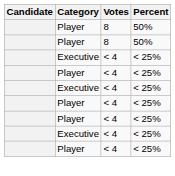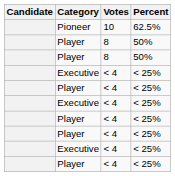+ row: (74, 27)
